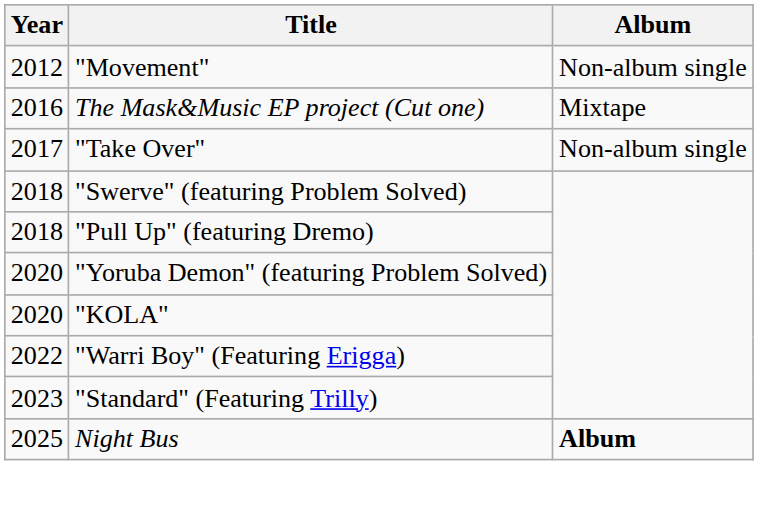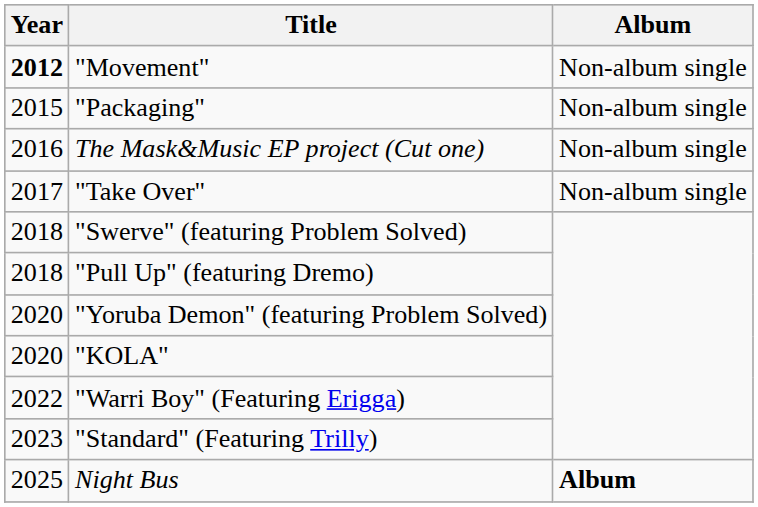(37, 66) normal -> (37, 66) bold
+ row: (140, 107)
(603, 107) Mixtape -> (653, 149) Non-album single
